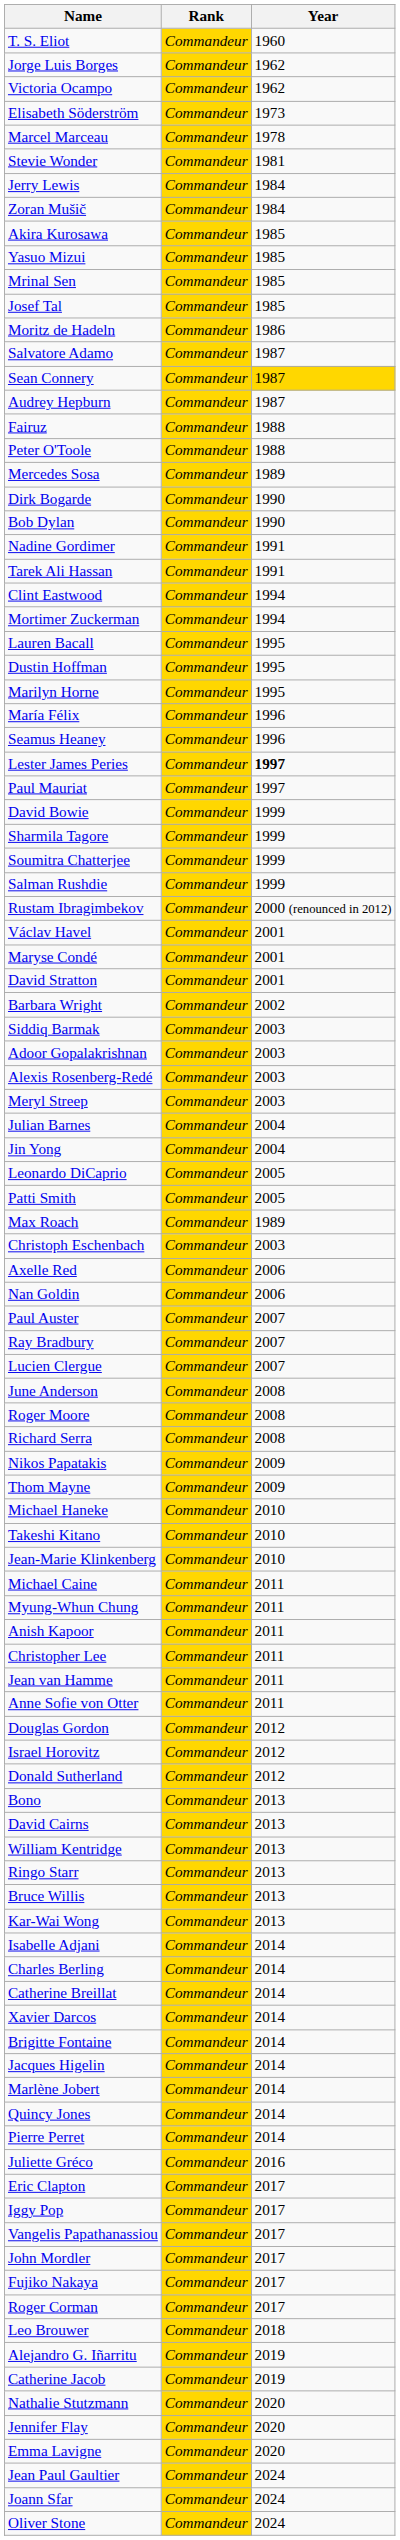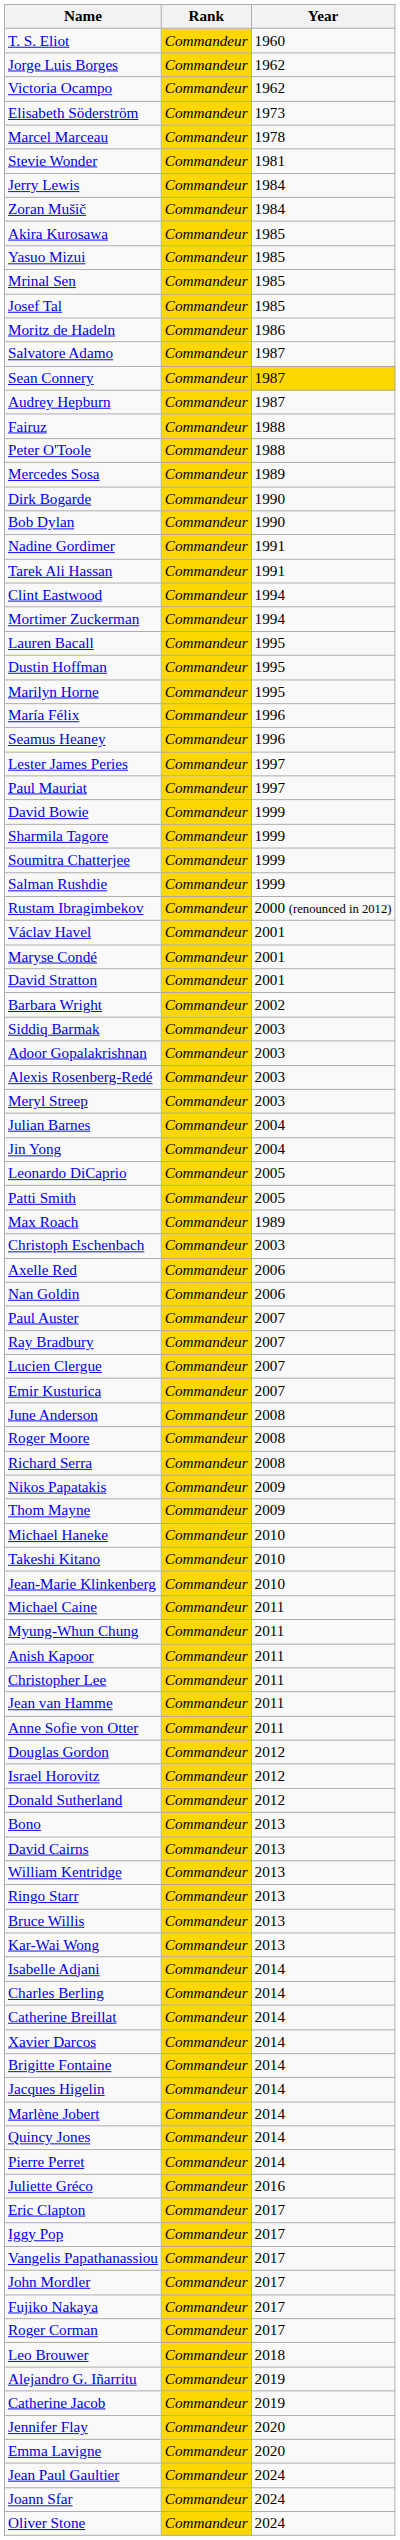(270, 763) bold -> (270, 763) normal
+ row: (55, 1390)
- row: (68, 2403)
